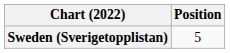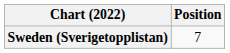(198, 37) 5 -> (198, 37) 7
